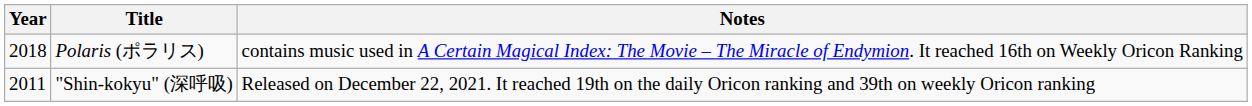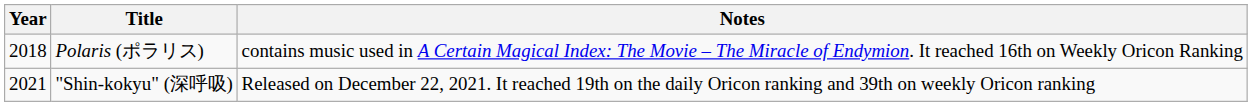(27, 84) 2011 -> (28, 84) 2021
